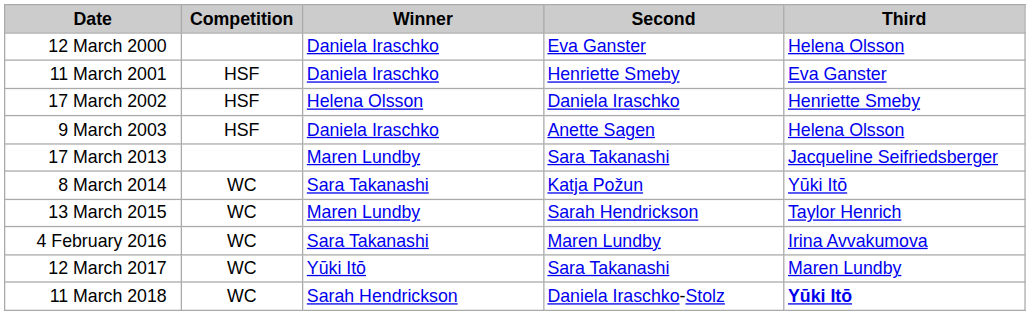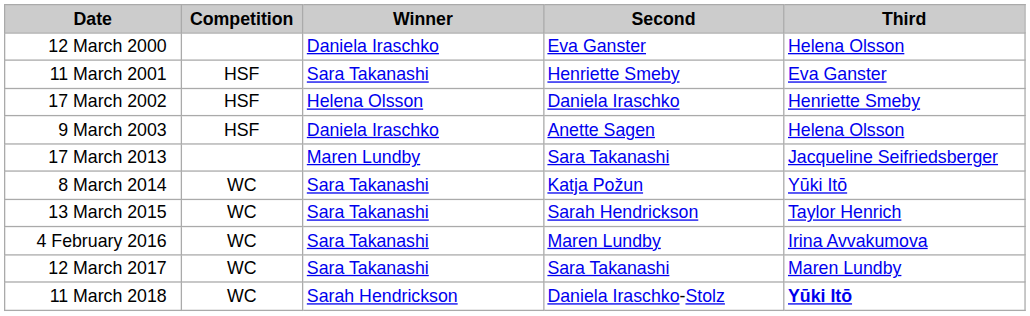(373, 74) Daniela Iraschko -> (368, 74) Sara Takanashi
(364, 212) Maren Lundby -> (368, 212) Sara Takanashi
(336, 268) Yūki Itō -> (368, 268) Sara Takanashi
